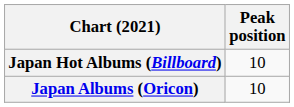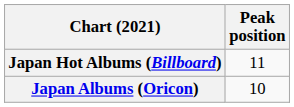(257, 62) 10 -> (257, 62) 11
